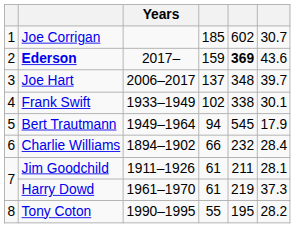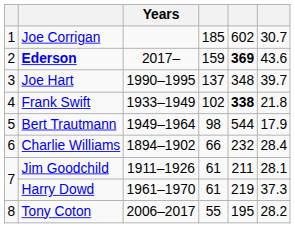(161, 80) 2006–2017 -> (161, 80) 1990–1995
(243, 102) normal -> (243, 102) bold
(274, 102) 30.1 -> (274, 102) 21.8
(213, 124) 94 -> (213, 124) 98
(243, 124) 545 -> (243, 124) 544
(161, 211) 1990–1995 -> (161, 211) 2006–2017
